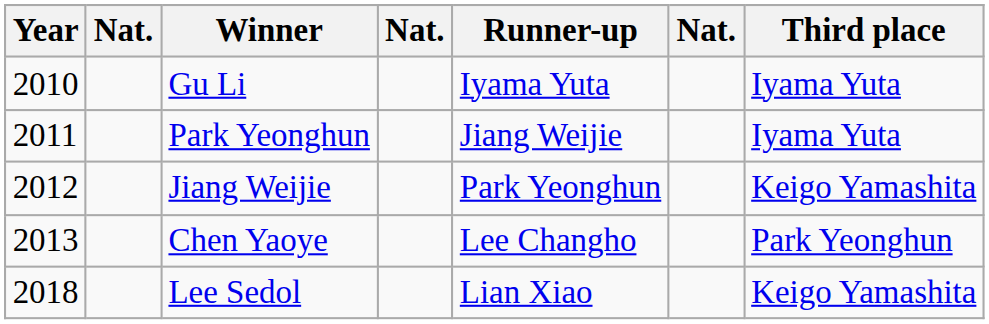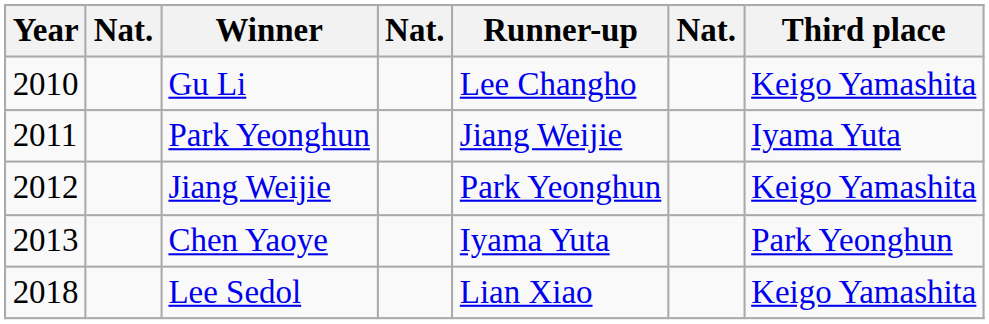(535, 82) Iyama Yuta -> (548, 82) Lee Changho
(826, 82) Iyama Yuta -> (864, 82) Keigo Yamashita
(548, 239) Lee Changho -> (535, 239) Iyama Yuta
